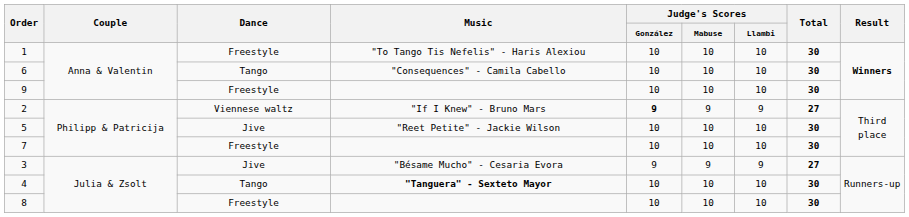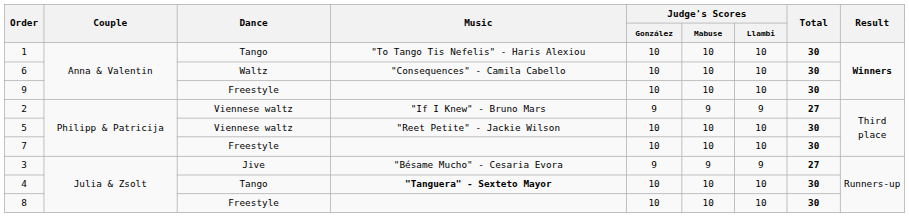(254, 52) Freestyle -> (254, 52) Tango
(254, 71) Tango -> (254, 71) Waltz
(654, 108) bold -> (654, 108) normal
(254, 127) Jive -> (254, 127) Viennese waltz
